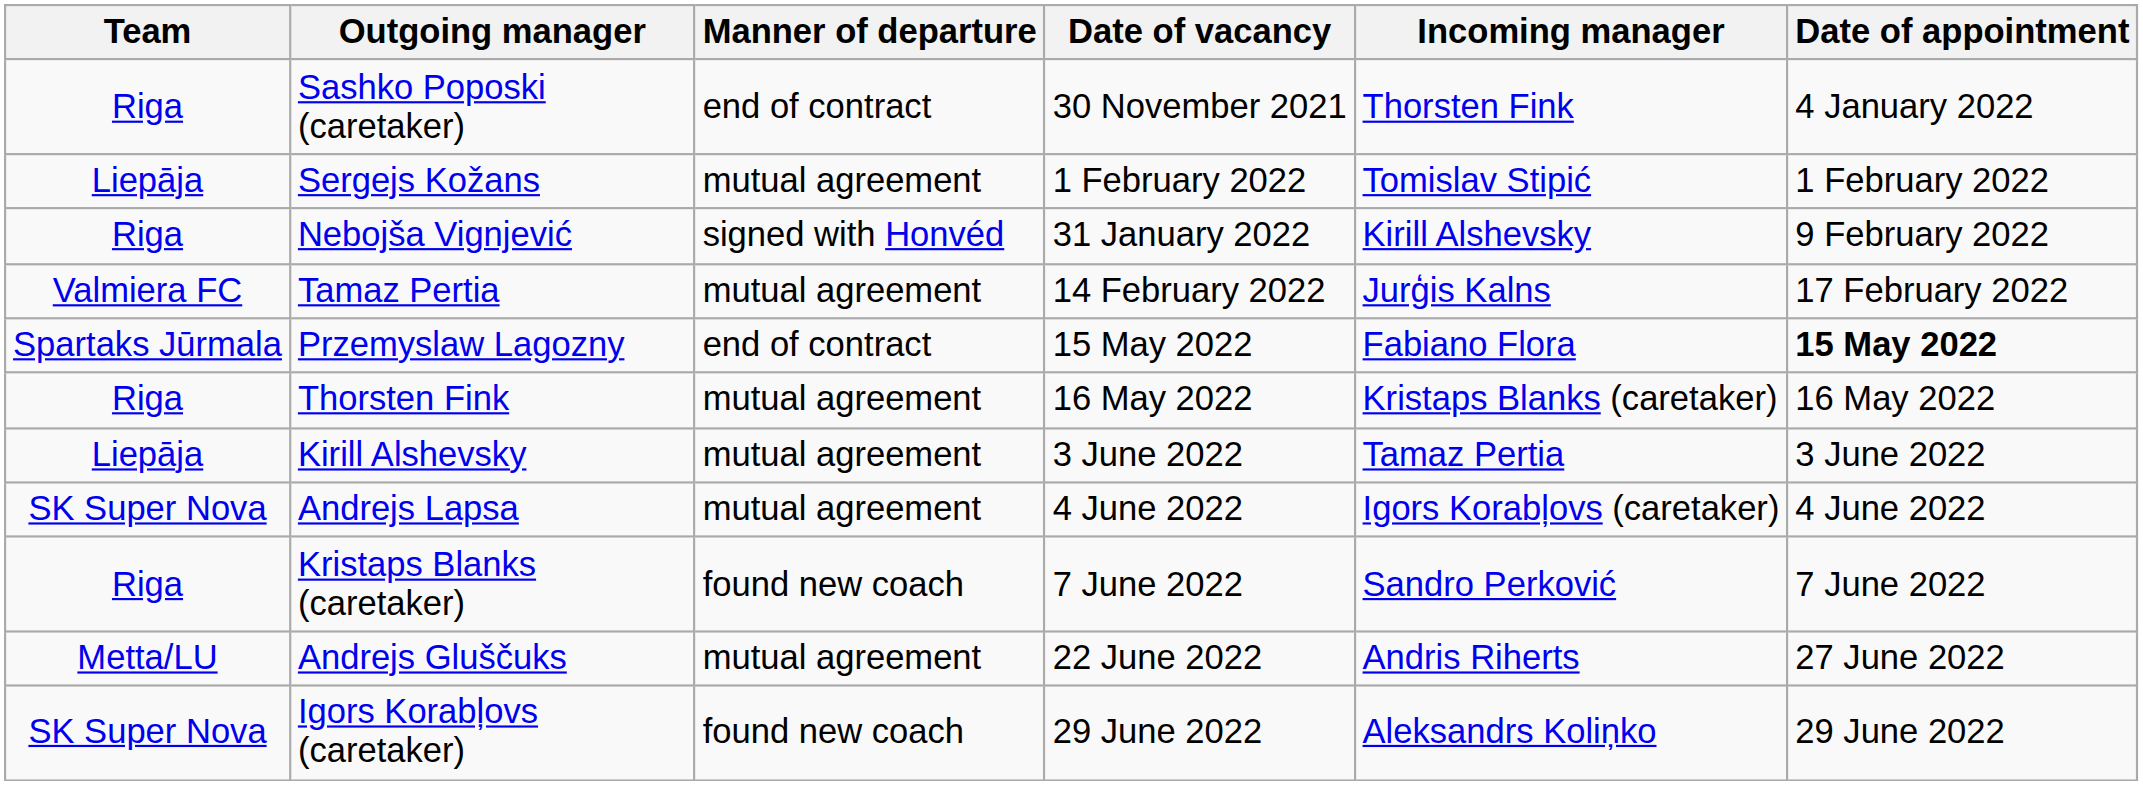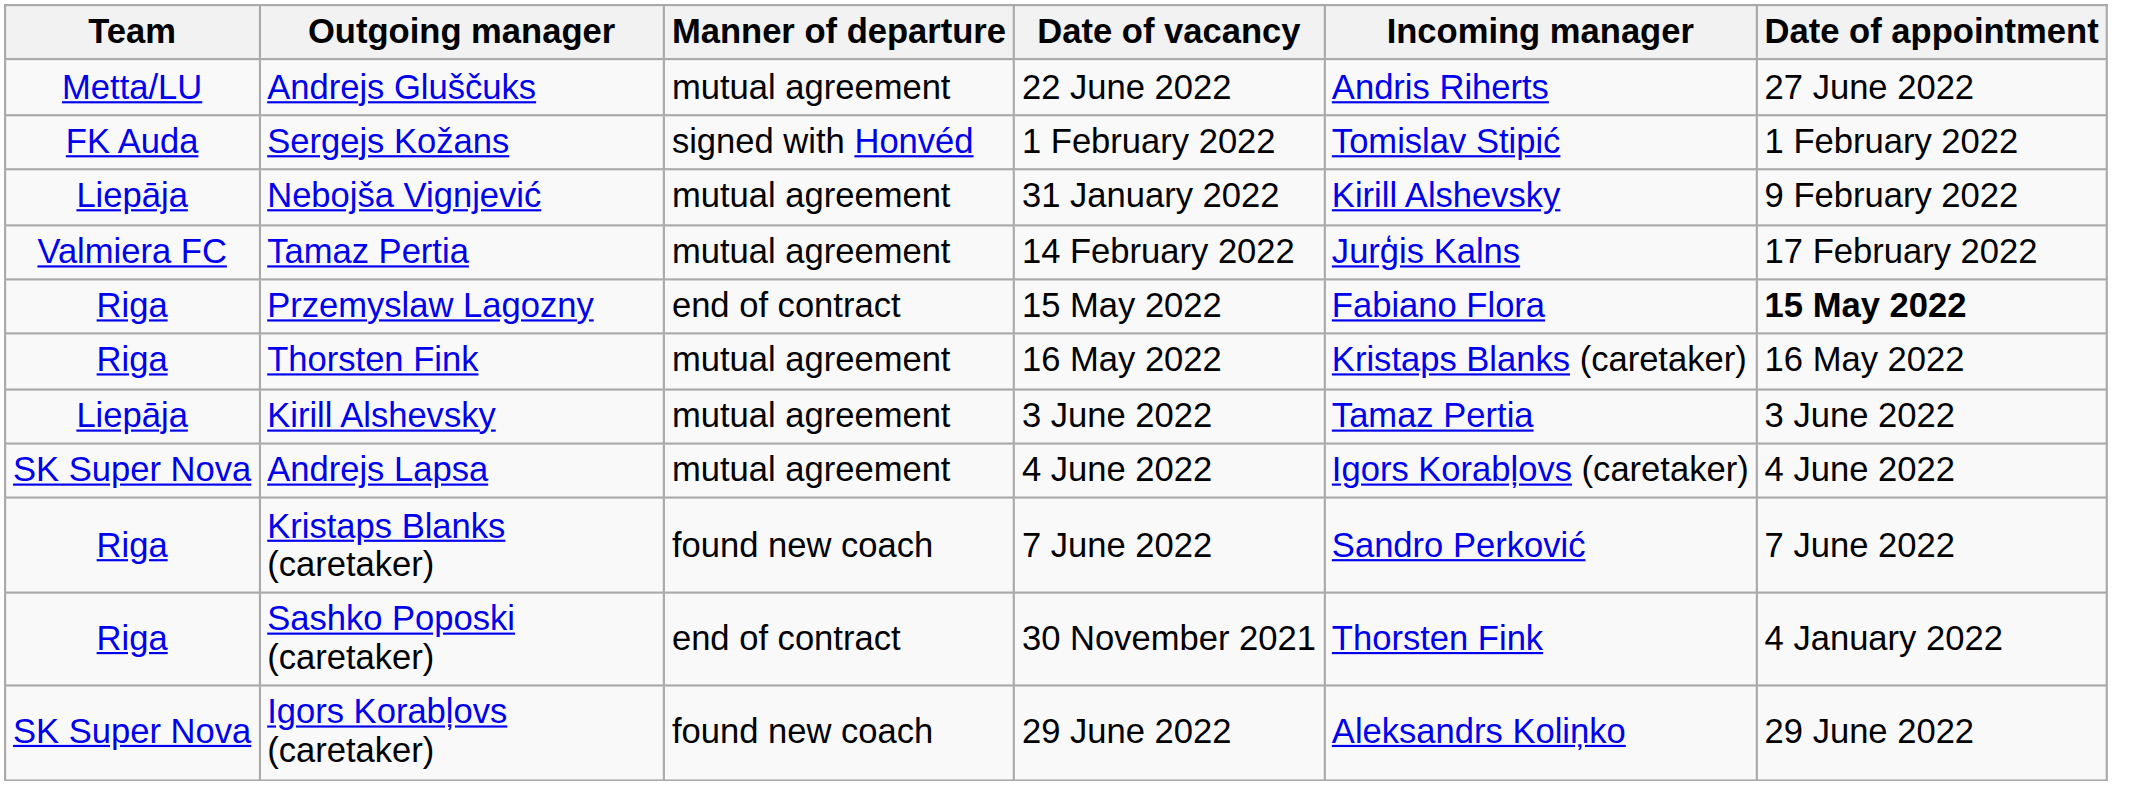rows swapped: (422, 106) <-> (432, 657)
(147, 180) Liepāja -> (132, 141) FK Auda
(842, 180) mutual agreement -> (823, 141) signed with Honvéd
(148, 235) Riga -> (132, 196) Liepāja
(853, 235) signed with Honvéd -> (811, 196) mutual agreement
(148, 344) Spartaks Jūrmala -> (132, 305) Riga
